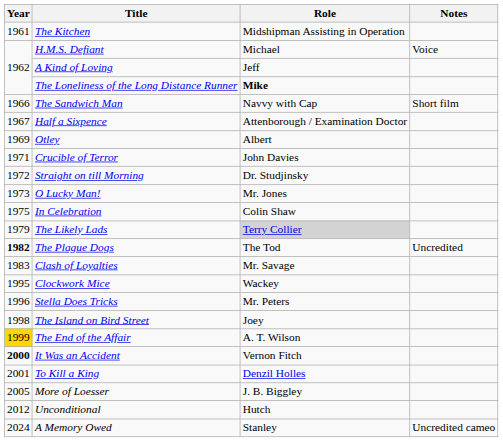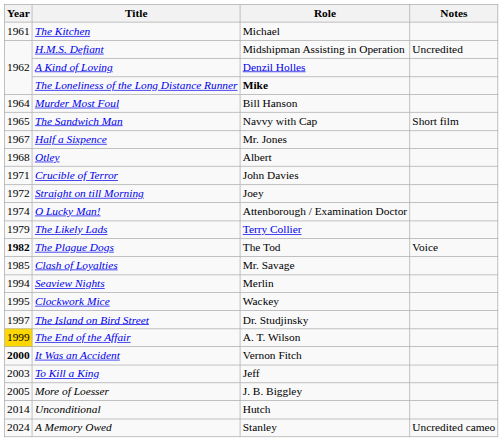(324, 31) Midshipman Assisting in Operation -> (261, 31) Michael
(261, 49) Michael -> (324, 49) Midshipman Assisting in Operation
(425, 49) Voice -> (438, 49) Uncredited
(251, 67) Jeff -> (274, 67) Denzil Holles
+ row: (77, 103)
(18, 103) 1966 -> (18, 121) 1965
(325, 121) Attenborough / Examination Doctor -> (265, 139) Mr. Jones
(18, 139) 1969 -> (18, 157) 1968
(276, 175) Dr. Studjinsky -> (253, 193) Joey
(18, 193) 1973 -> (18, 211) 1974
(265, 193) Mr. Jones -> (325, 211) Attenborough / Examination Doctor
- row: (68, 211)
(272, 229) lightgrey background -> (272, 229) no background
(438, 247) Uncredited -> (425, 247) Voice
(18, 265) 1983 -> (18, 265) 1985
+ row: (70, 283)
- row: (76, 301)
(18, 319) 1998 -> (18, 319) 1997
(253, 319) Joey -> (276, 319) Dr. Studjinsky
(18, 373) 2001 -> (18, 373) 2003
(274, 373) Denzil Holles -> (251, 373) Jeff
(18, 409) 2012 -> (18, 409) 2014
